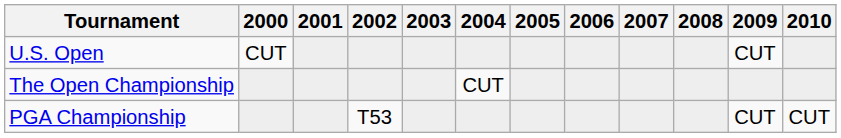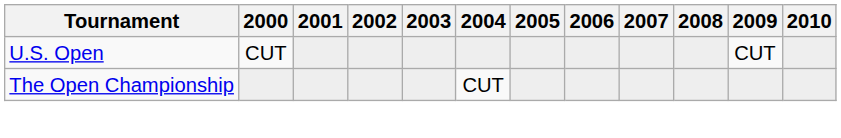- row: (98, 117)
